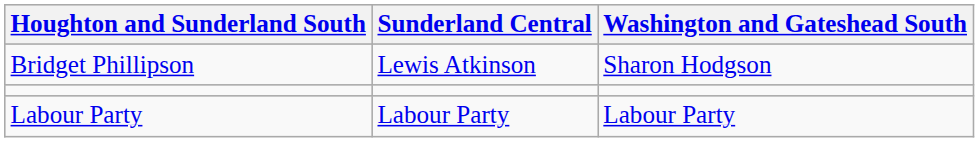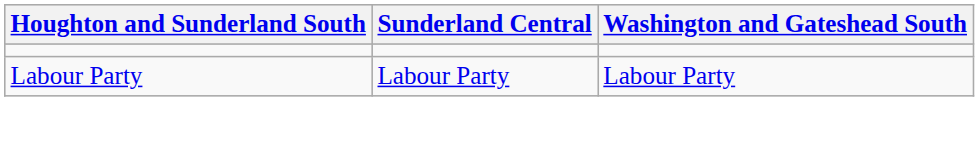- row: (102, 64)
